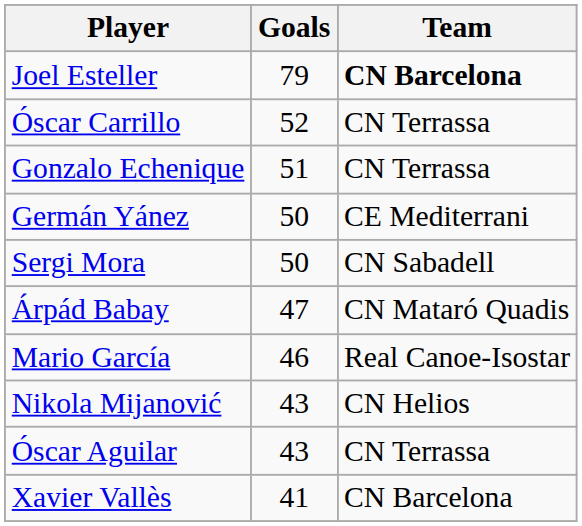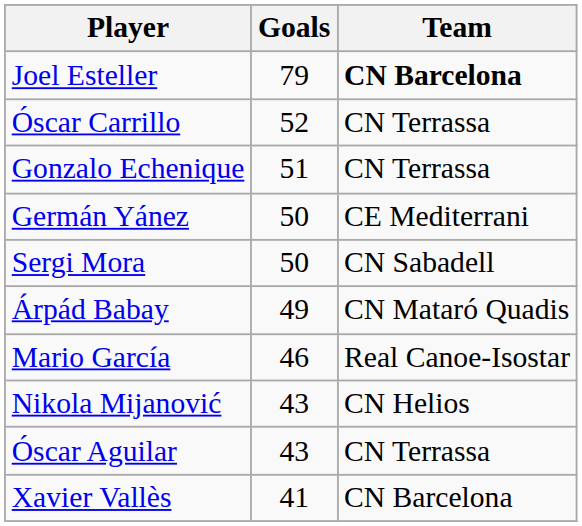(294, 309) 47 -> (294, 309) 49
